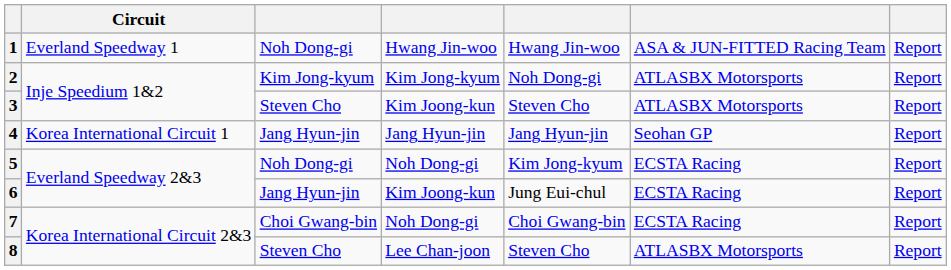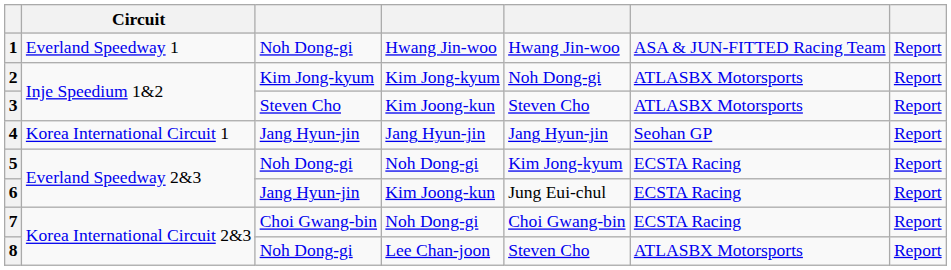(300, 250) Steven Cho -> (306, 250) Noh Dong-gi
